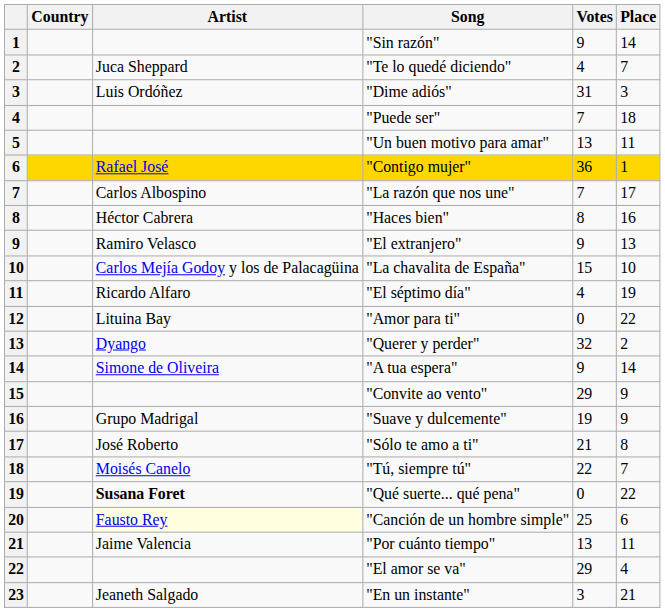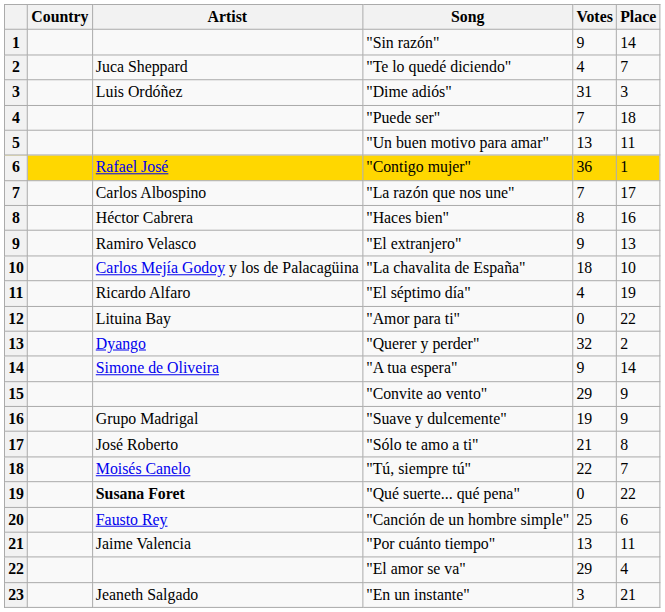(584, 268) 15 -> (584, 268) 18
(132, 519) lightyellow background -> (132, 519) no background
